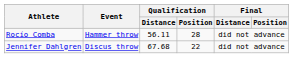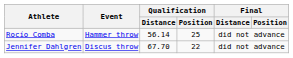(159, 34) 56.11 -> (159, 34) 56.14
(196, 34) 28 -> (196, 34) 25
(159, 47) 67.68 -> (159, 47) 67.70
